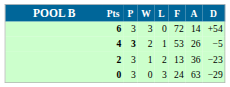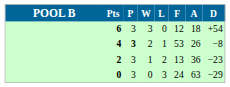(179, 29) 72 -> (179, 29) 12
(196, 29) 14 -> (196, 29) 18
(218, 44) −5 -> (218, 44) −8
